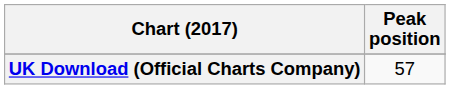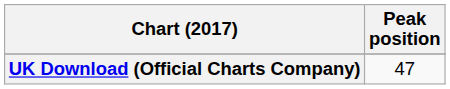(405, 68) 57 -> (405, 68) 47
